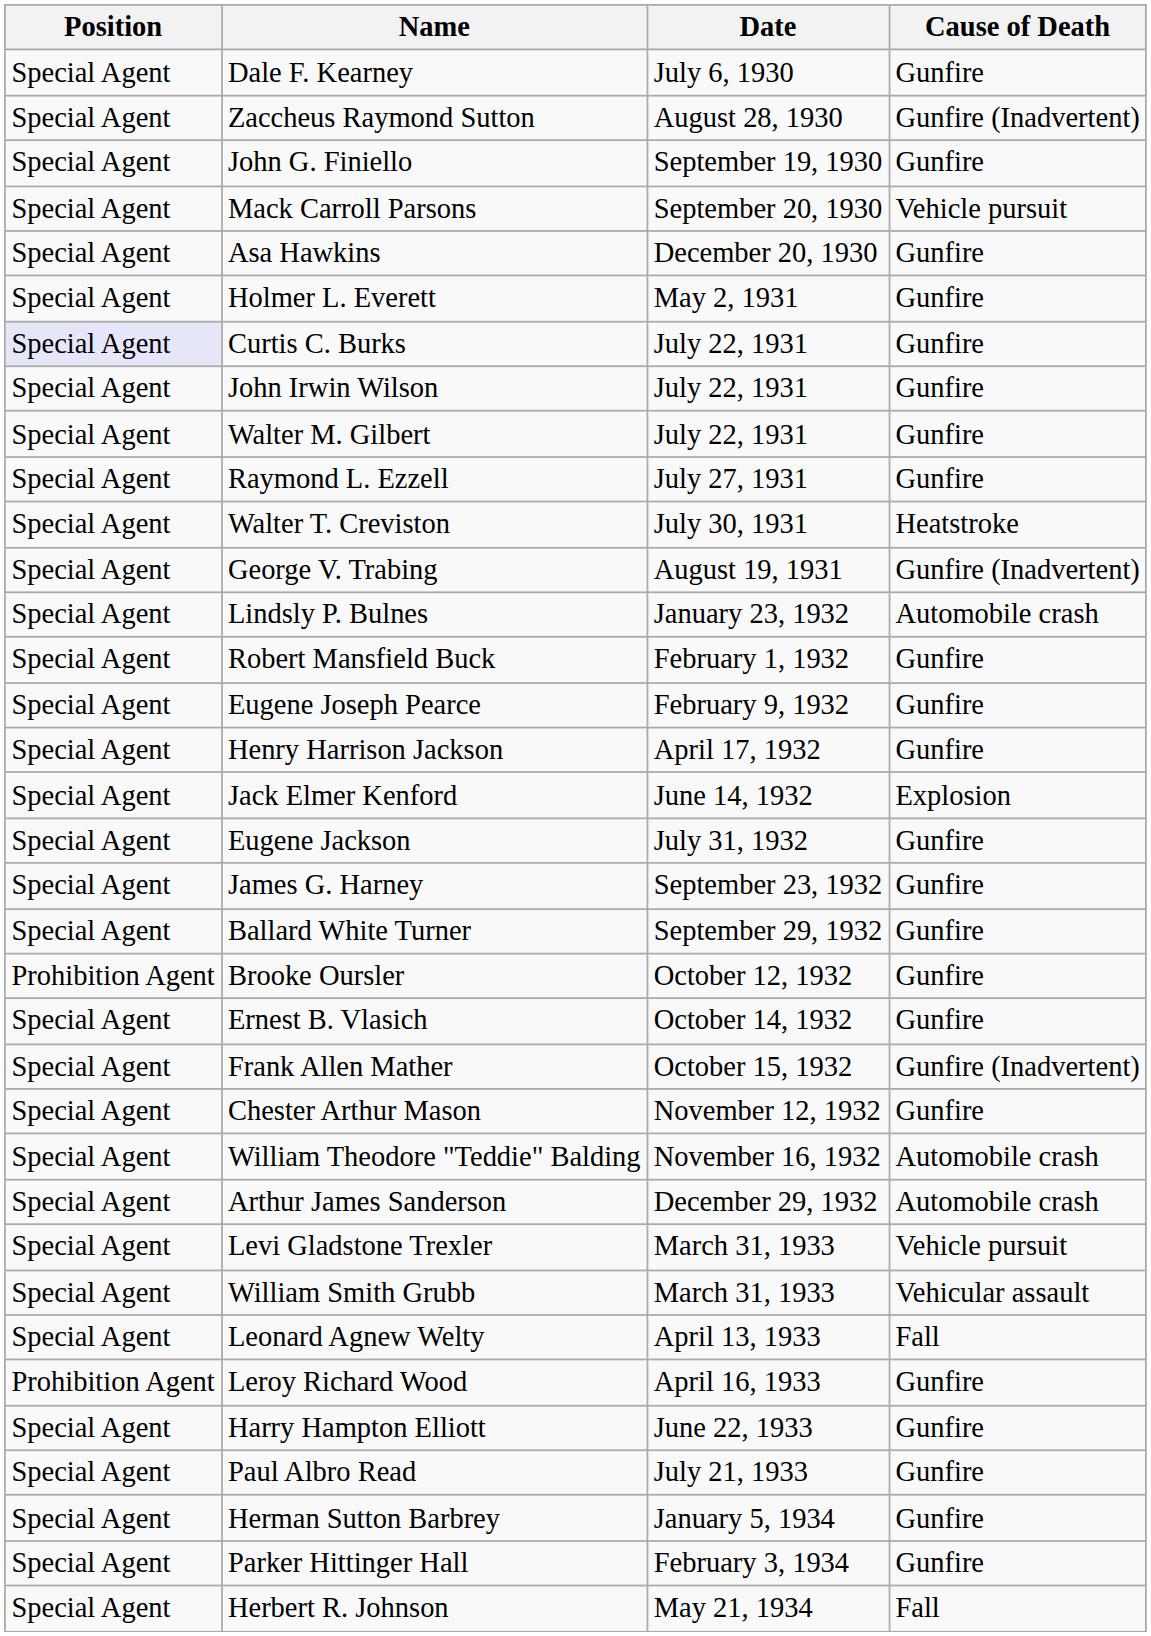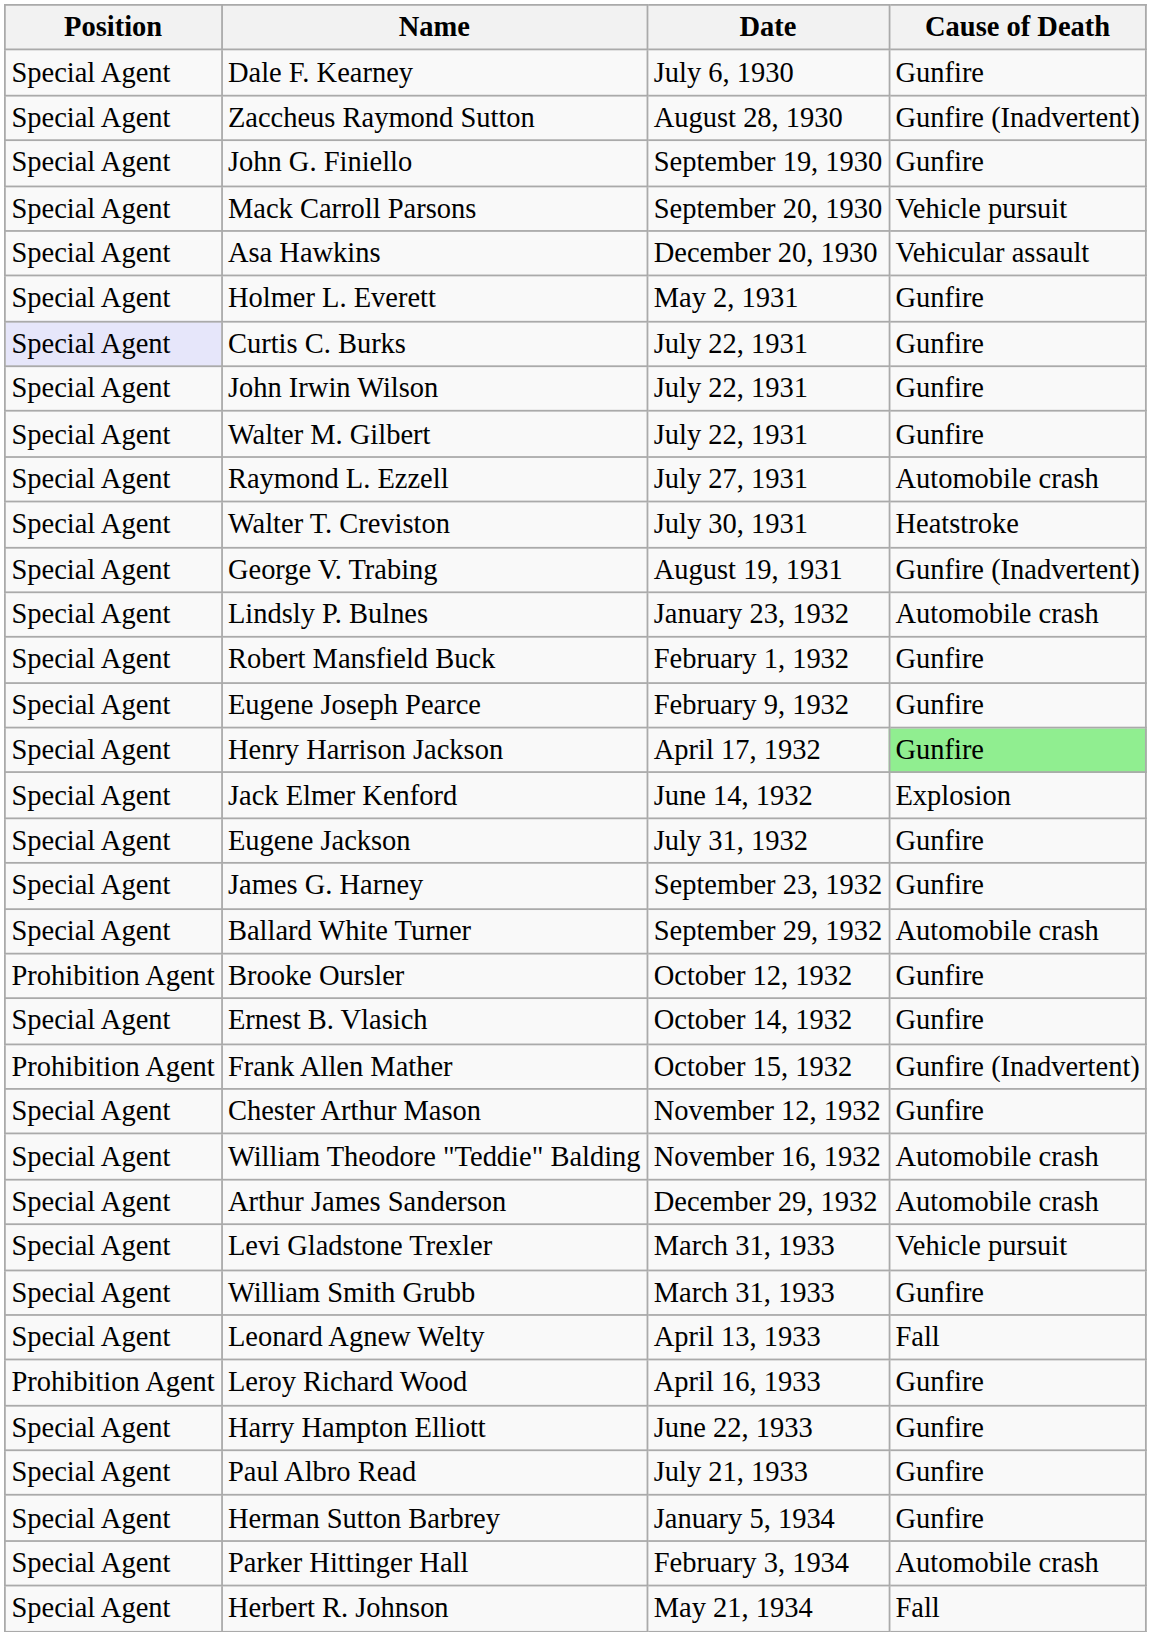(940, 252) Gunfire -> (992, 252) Vehicular assault
(940, 478) Gunfire -> (997, 478) Automobile crash
(940, 749) no background -> (940, 749) lightgreen background
(940, 930) Gunfire -> (997, 930) Automobile crash
(91, 1065) Special Agent -> (113, 1065) Prohibition Agent
(992, 1291) Vehicular assault -> (940, 1291) Gunfire
(940, 1562) Gunfire -> (997, 1562) Automobile crash
